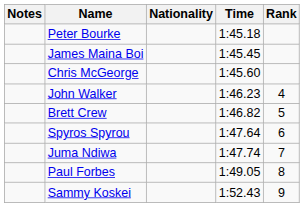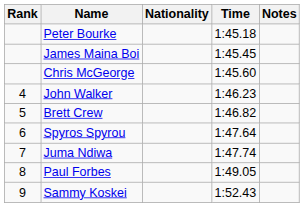columns swapped: (281, 14) <-> (25, 14)
